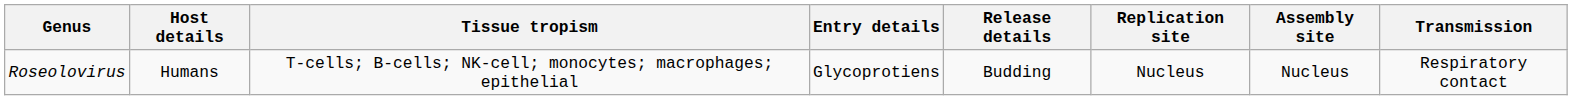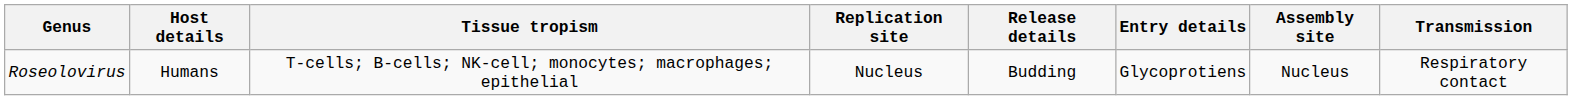columns swapped: (876, 27) <-> (1170, 27)
